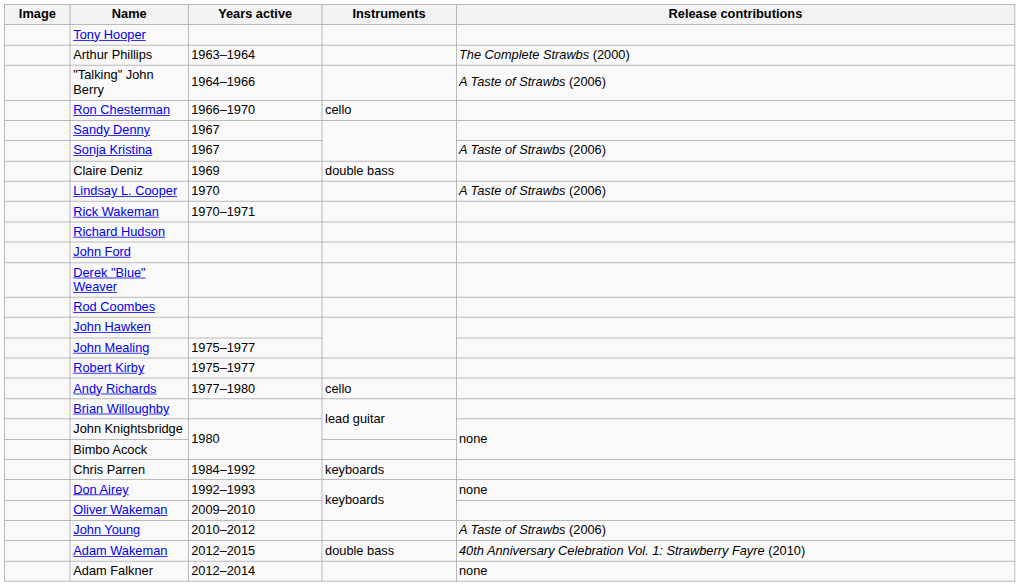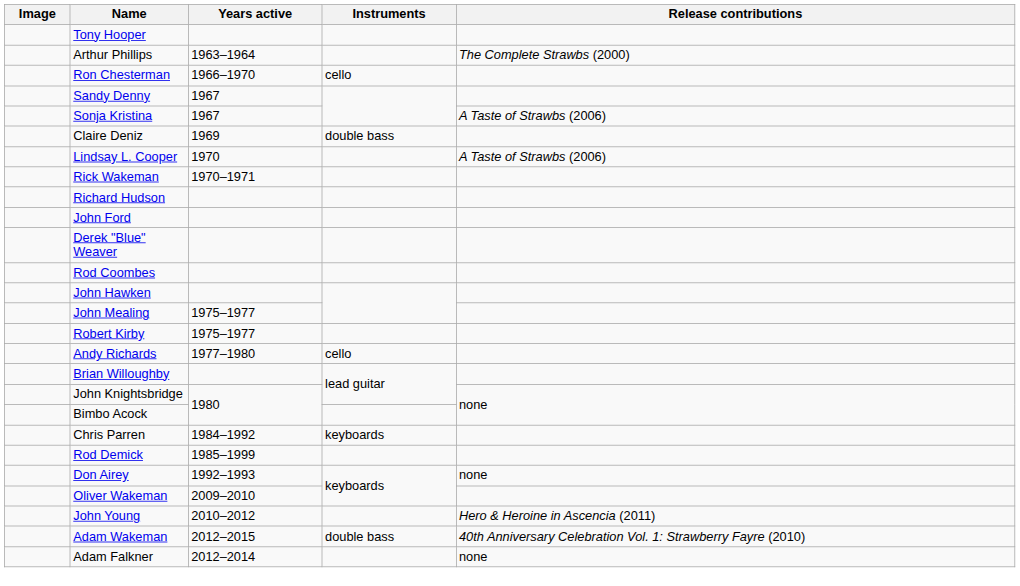- row: (113, 82)
+ row: (108, 455)
(532, 530) A Taste of Strawbs (2006) -> (557, 516) Hero & Heroine in Ascencia (2011)
